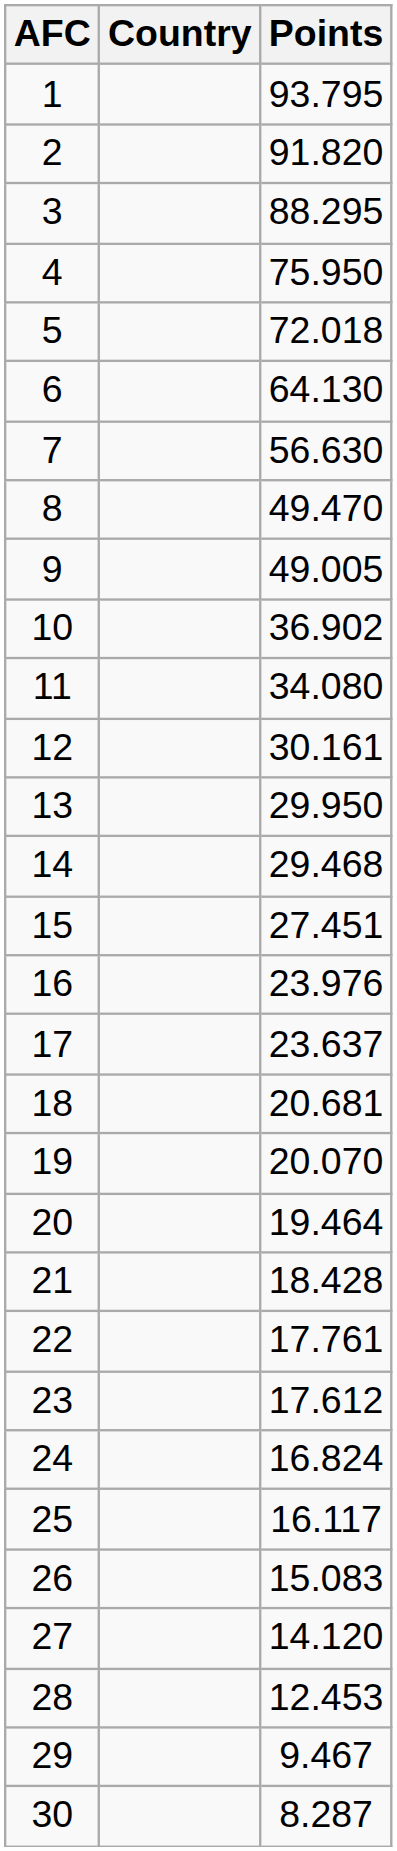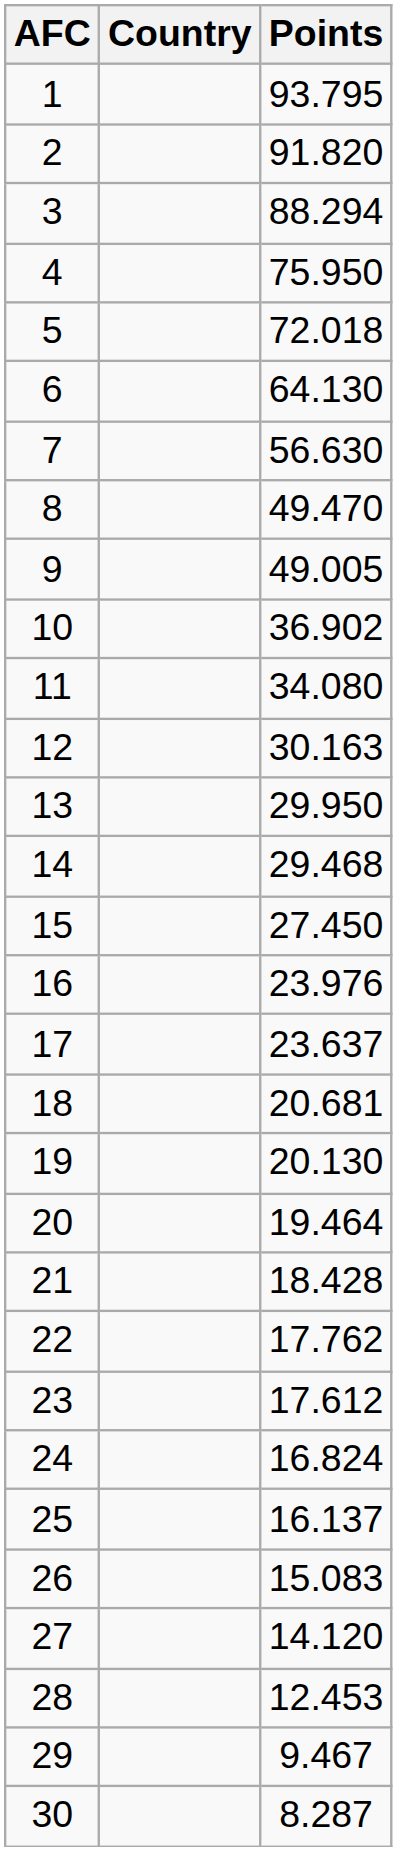(326, 212) 88.295 -> (326, 212) 88.294
(326, 746) 30.161 -> (326, 746) 30.163
(326, 924) 27.451 -> (326, 924) 27.450
(326, 1162) 20.070 -> (326, 1162) 20.130
(326, 1340) 17.761 -> (326, 1340) 17.762
(326, 1518) 16.117 -> (326, 1518) 16.137
